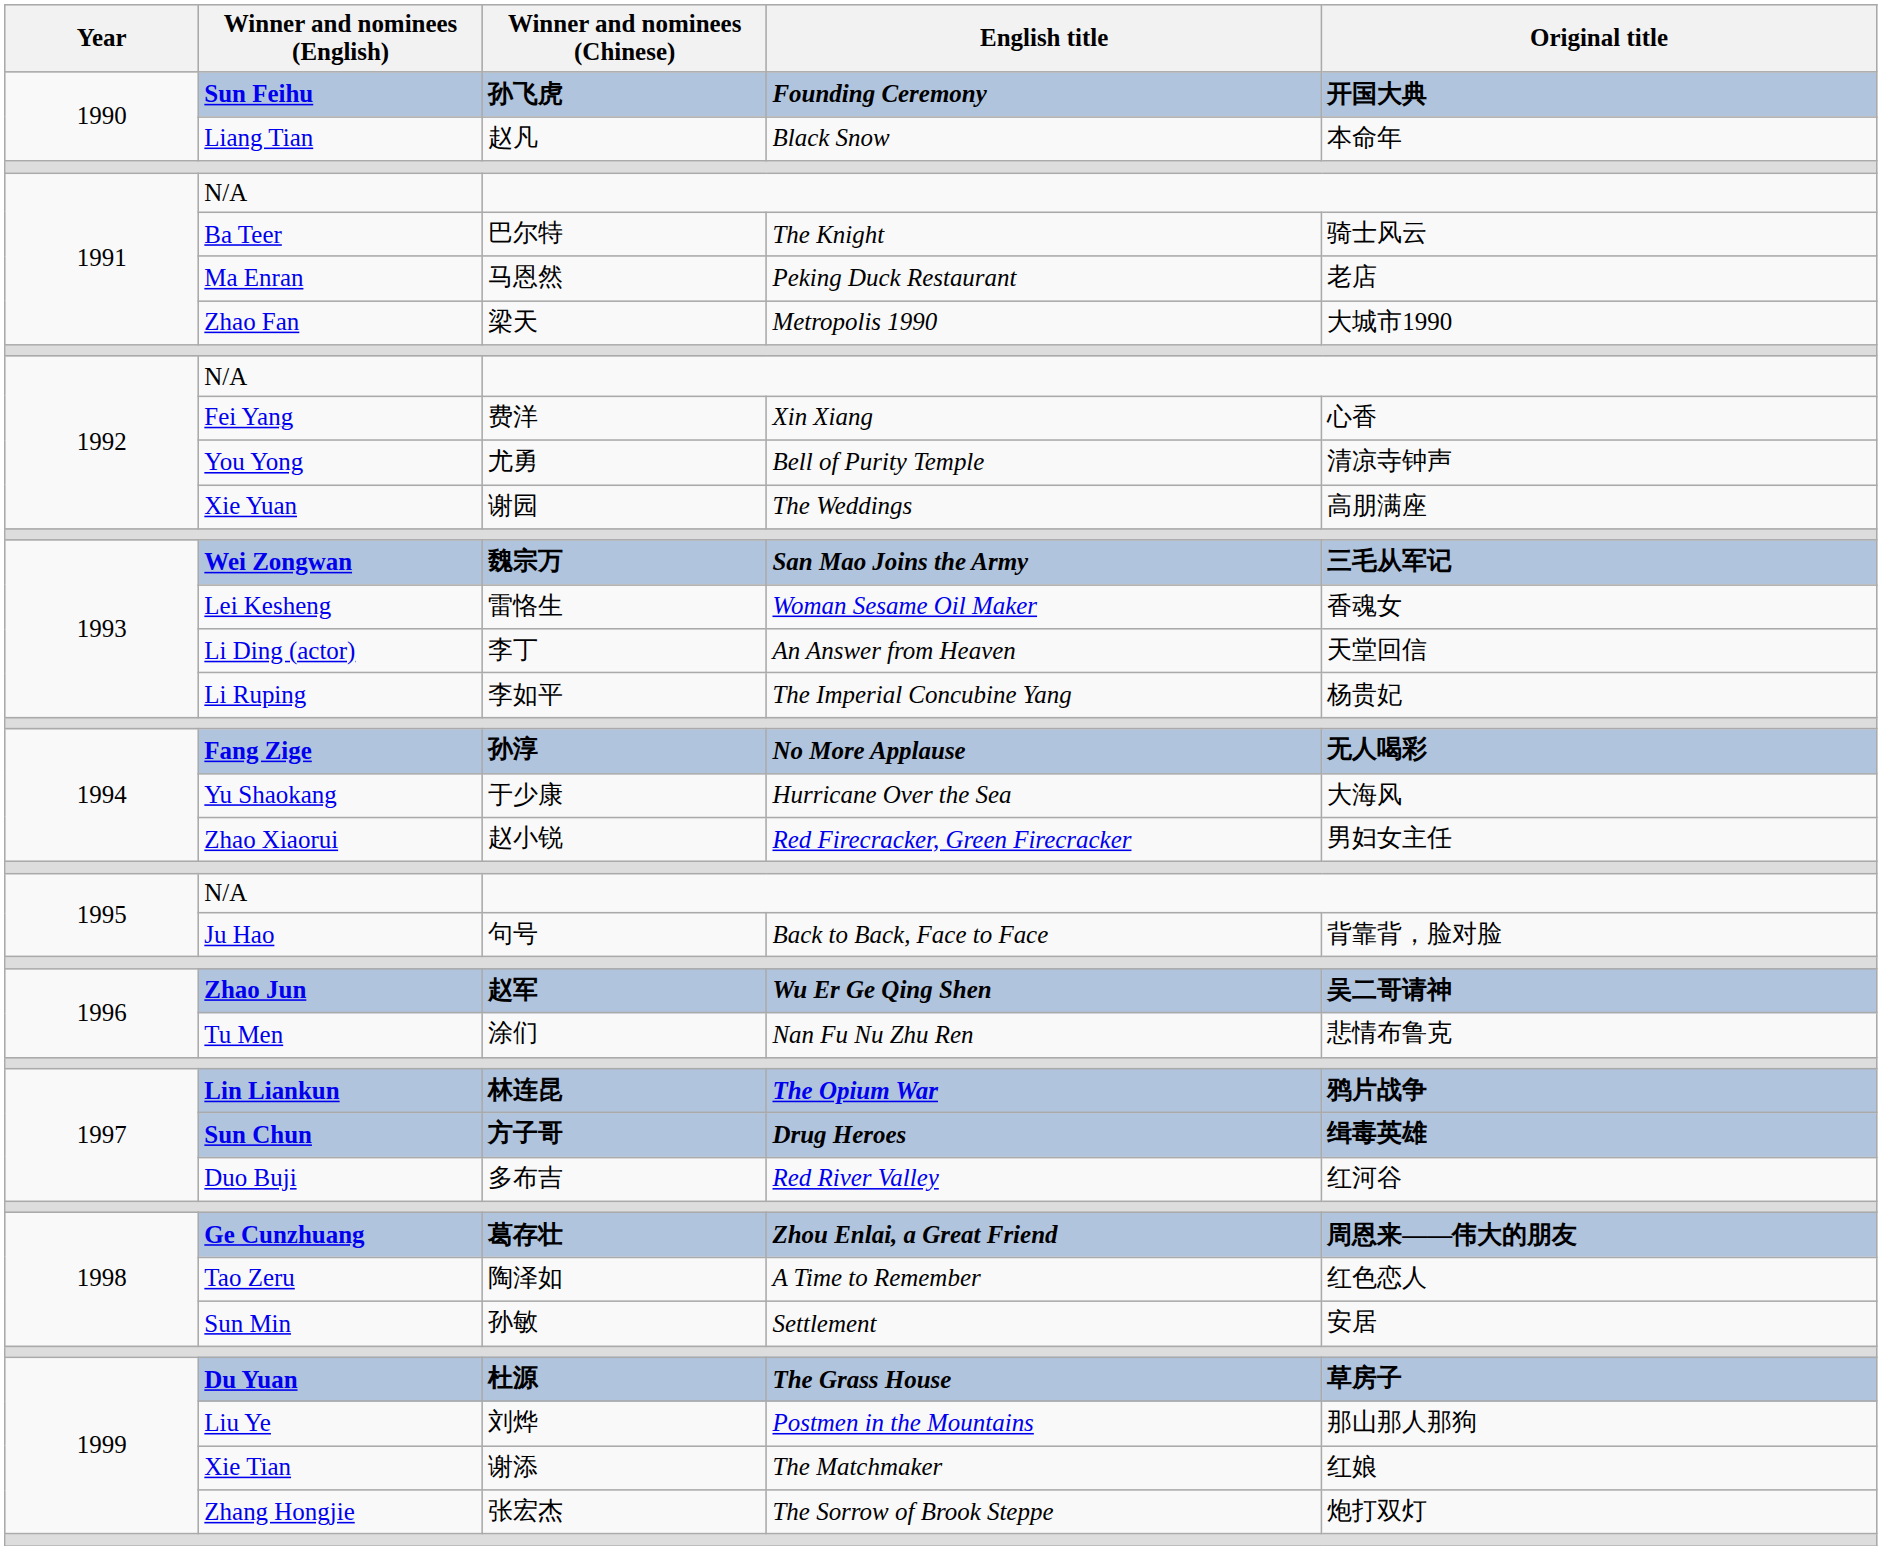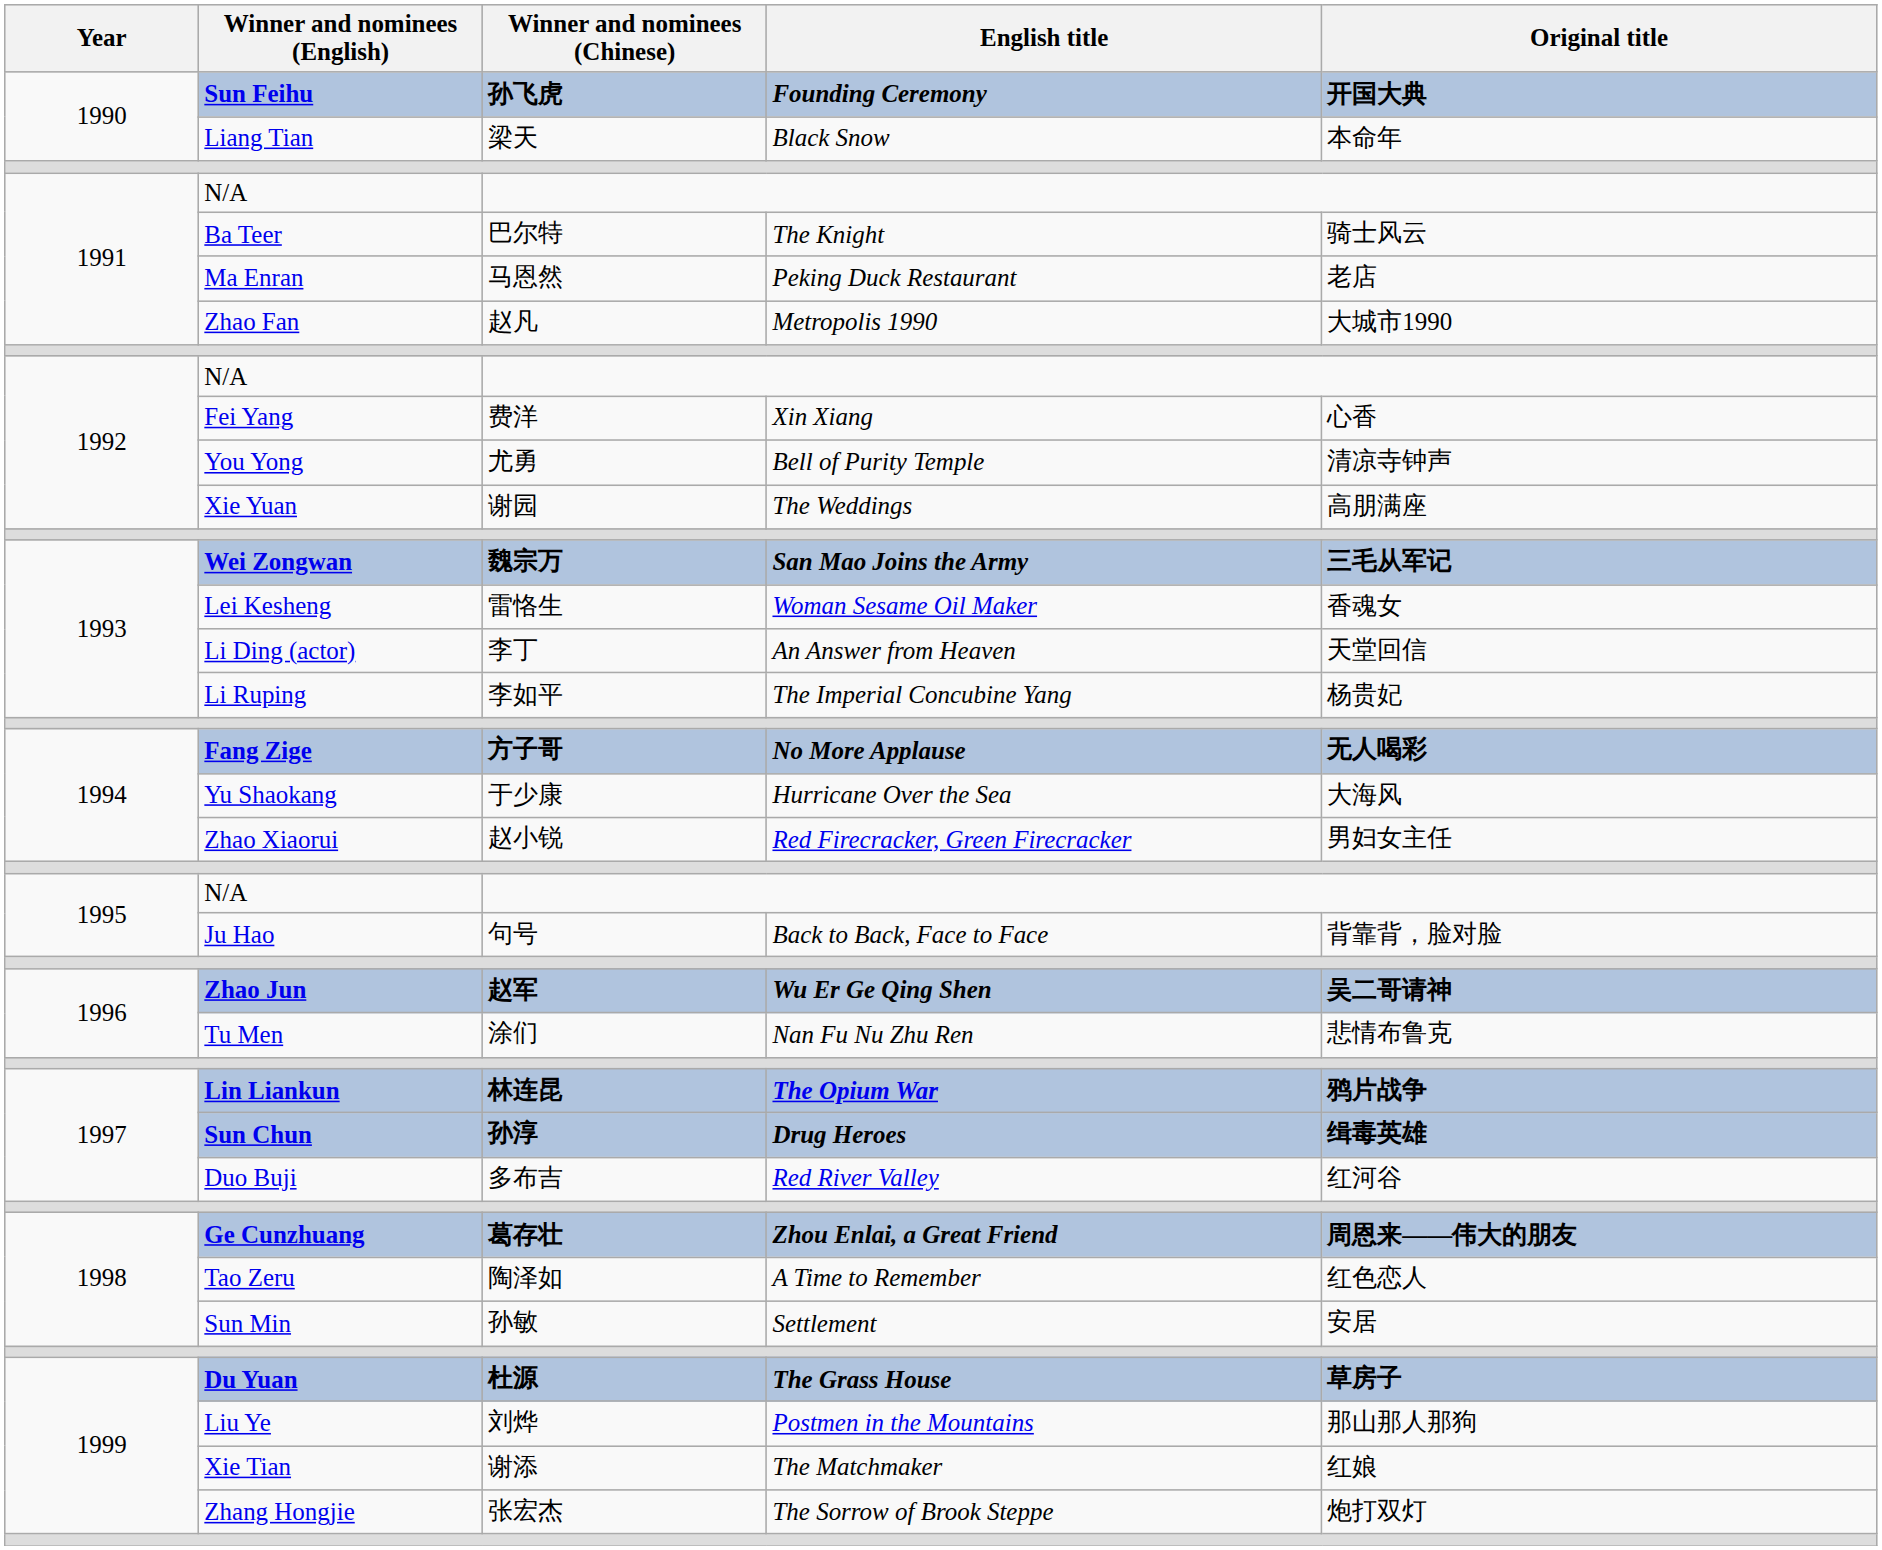(513, 137) 赵凡 -> (513, 137) 梁天
(513, 321) 梁天 -> (513, 321) 赵凡
(513, 749) 孙淳 -> (526, 749) 方子哥
(526, 1133) 方子哥 -> (513, 1133) 孙淳
